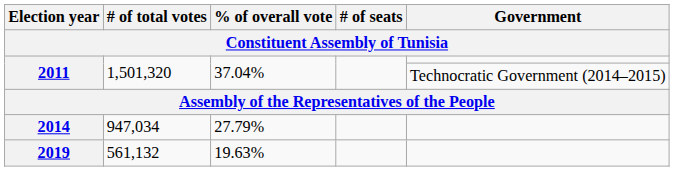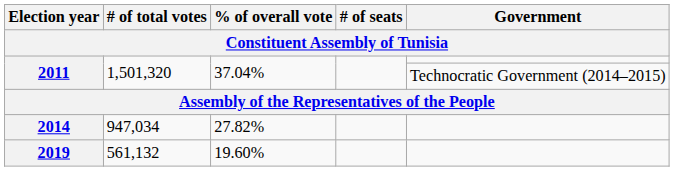(239, 127) 27.79% -> (239, 127) 27.82%
(239, 152) 19.63% -> (239, 152) 19.60%
